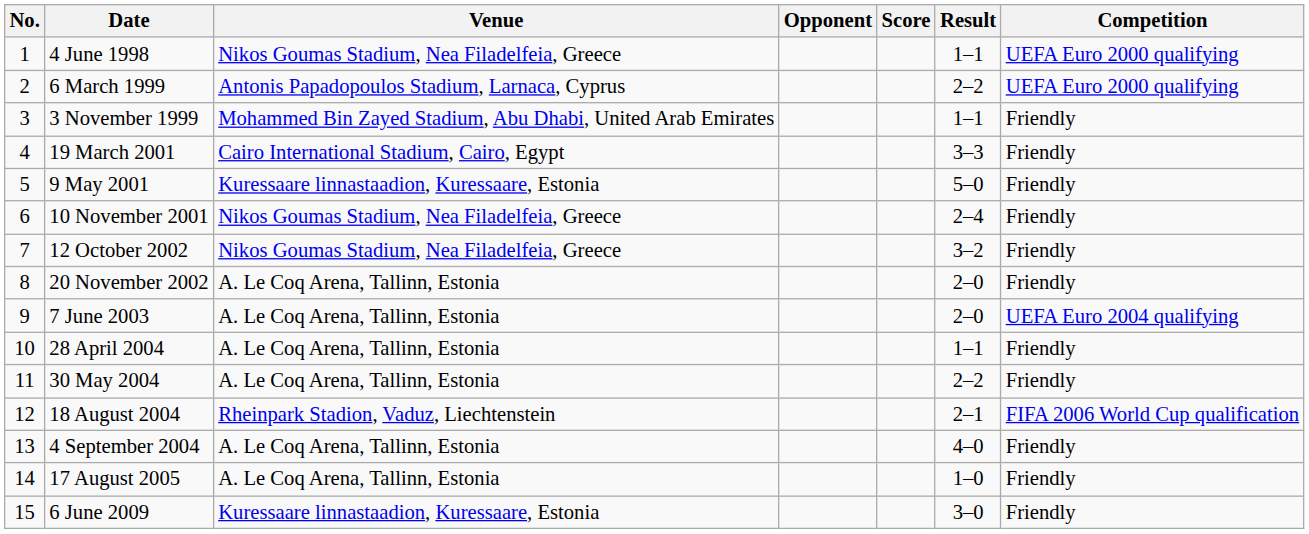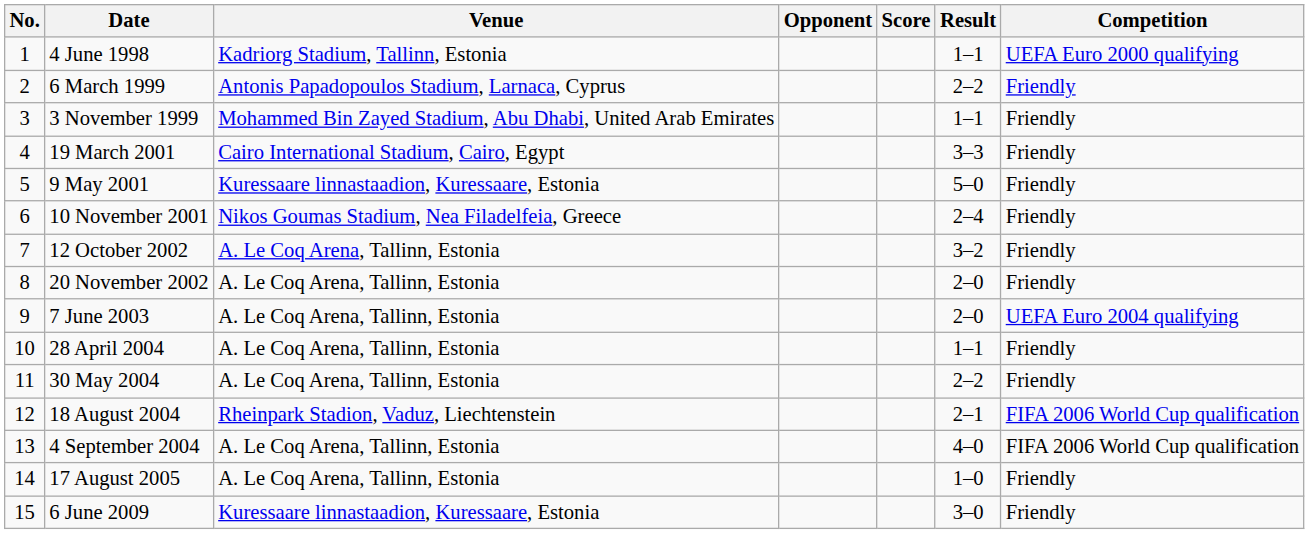(420, 53) Nikos Goumas Stadium, Nea Filadelfeia, Greece -> (362, 53) Kadriorg Stadium, Tallinn, Estonia
(1122, 86) UEFA Euro 2000 qualifying -> (1041, 86) Friendly
(420, 250) Nikos Goumas Stadium, Nea Filadelfeia, Greece -> (359, 250) A. Le Coq Arena, Tallinn, Estonia
(1041, 446) Friendly -> (1152, 446) FIFA 2006 World Cup qualification
